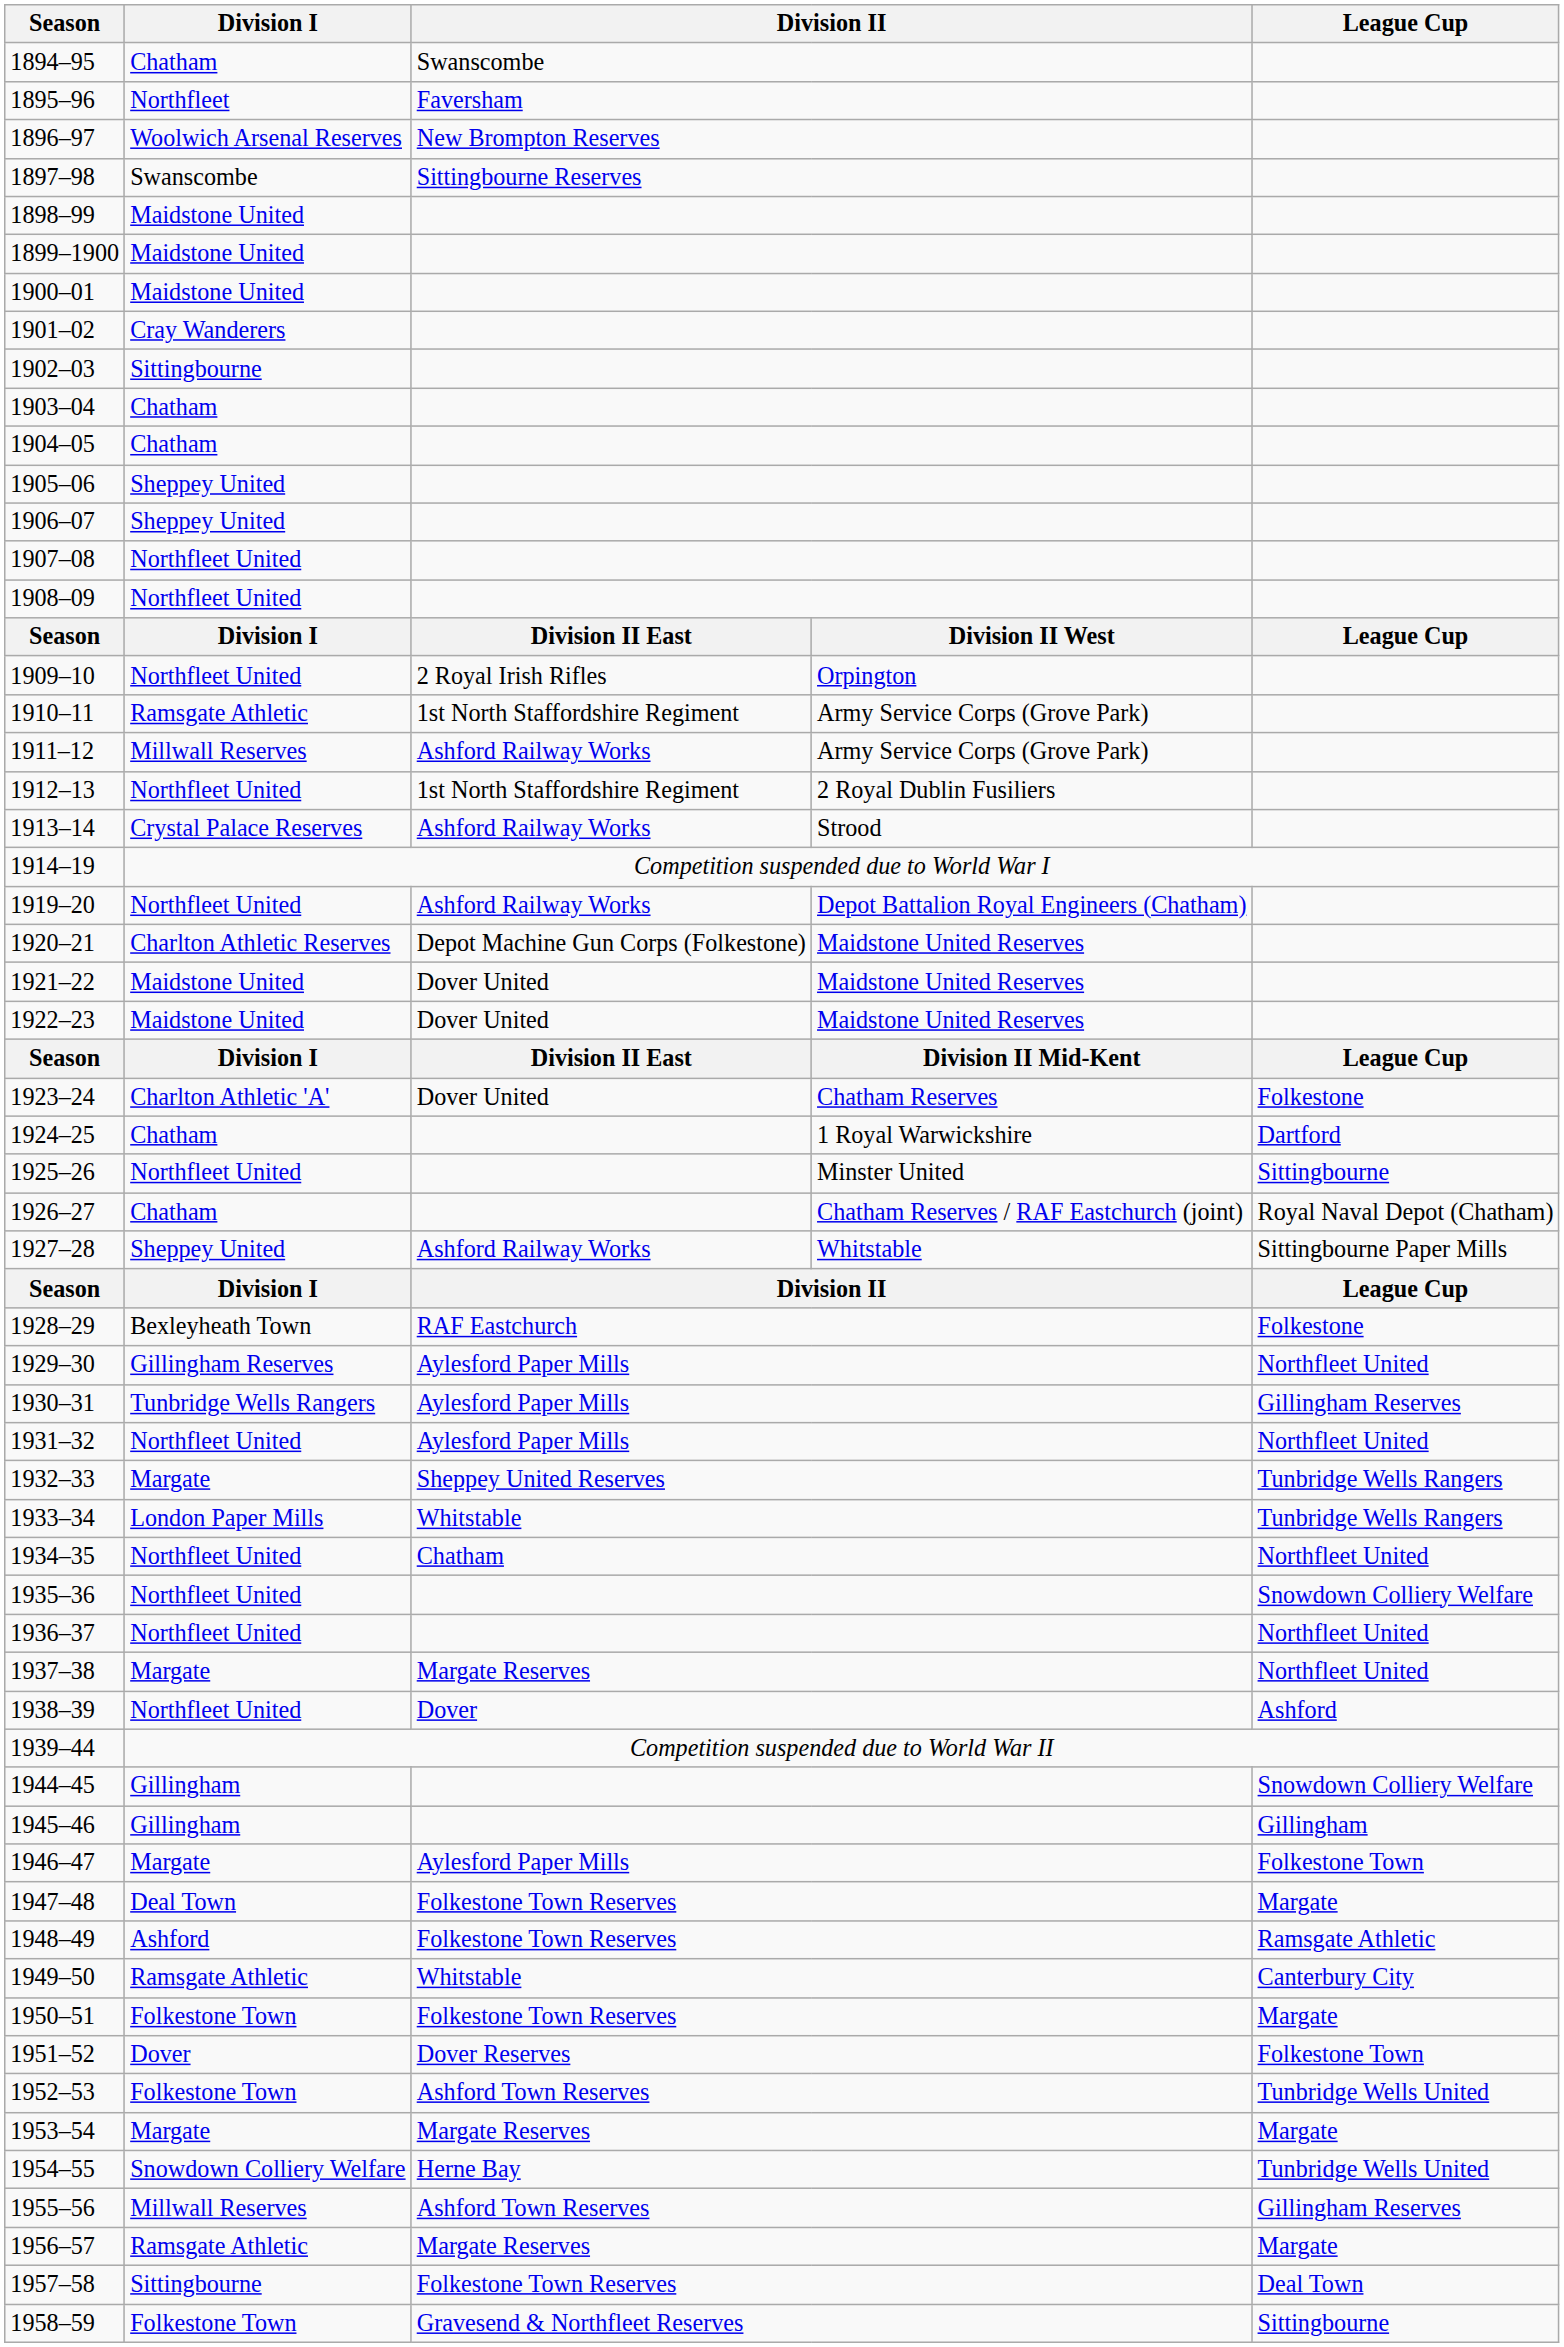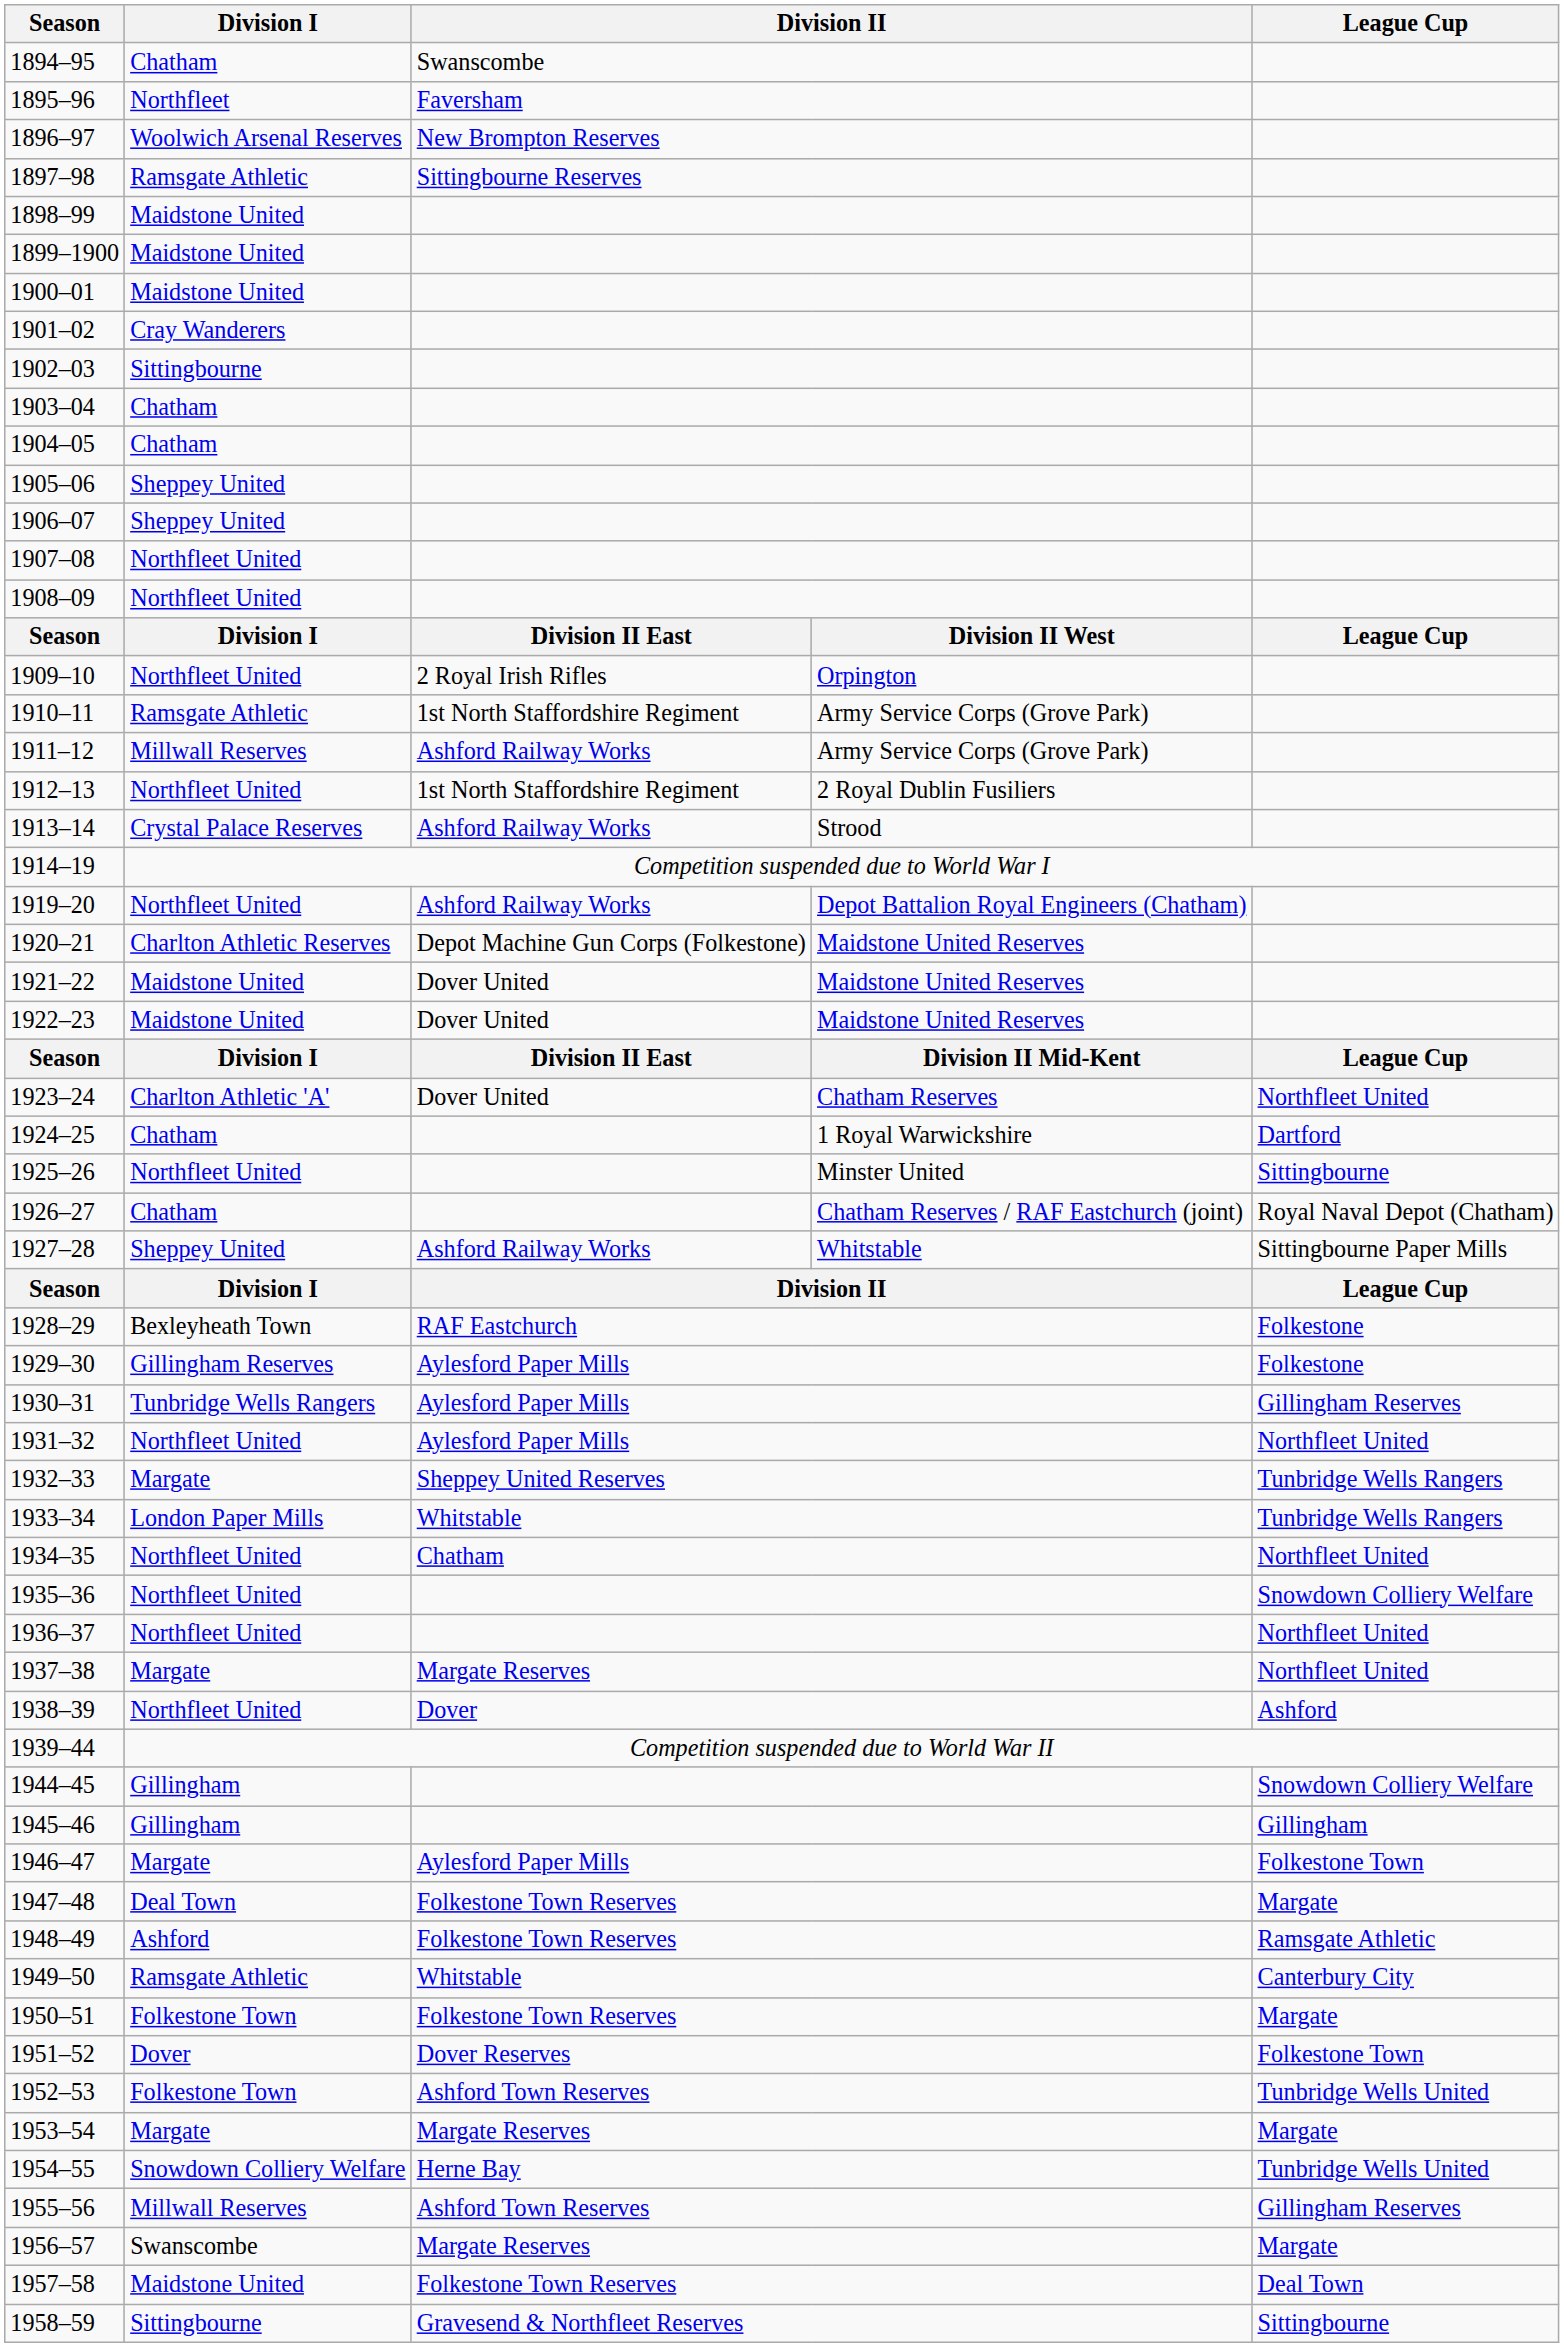(194, 176) Swanscombe -> (219, 176) Ramsgate Athletic
(1311, 1096) Folkestone -> (1343, 1096) Northfleet United
(1343, 1364) Northfleet United -> (1311, 1364) Folkestone
(219, 2246) Ramsgate Athletic -> (194, 2246) Swanscombe
(196, 2284) Sittingbourne -> (217, 2284) Maidstone United
(213, 2322) Folkestone Town -> (196, 2322) Sittingbourne
